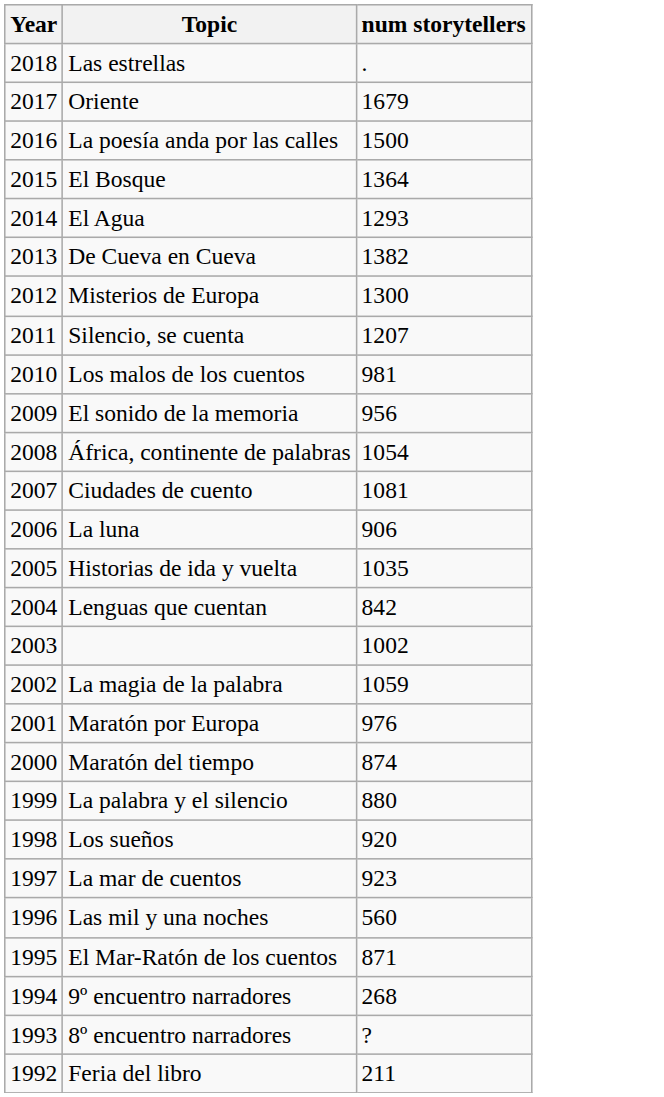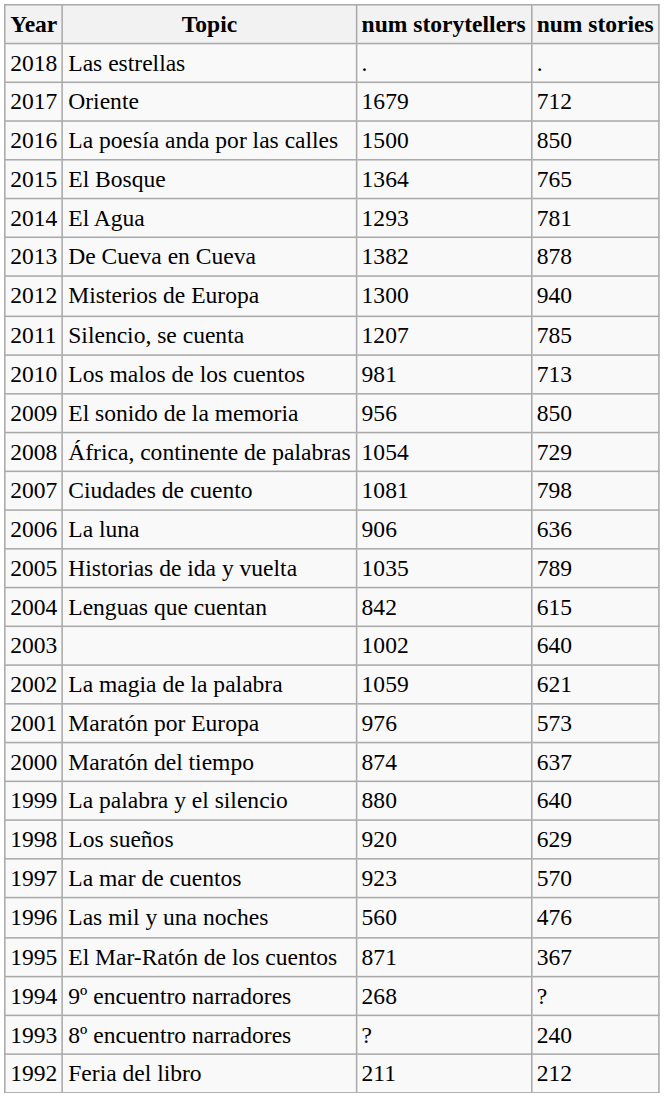+ column: (595, 24)
